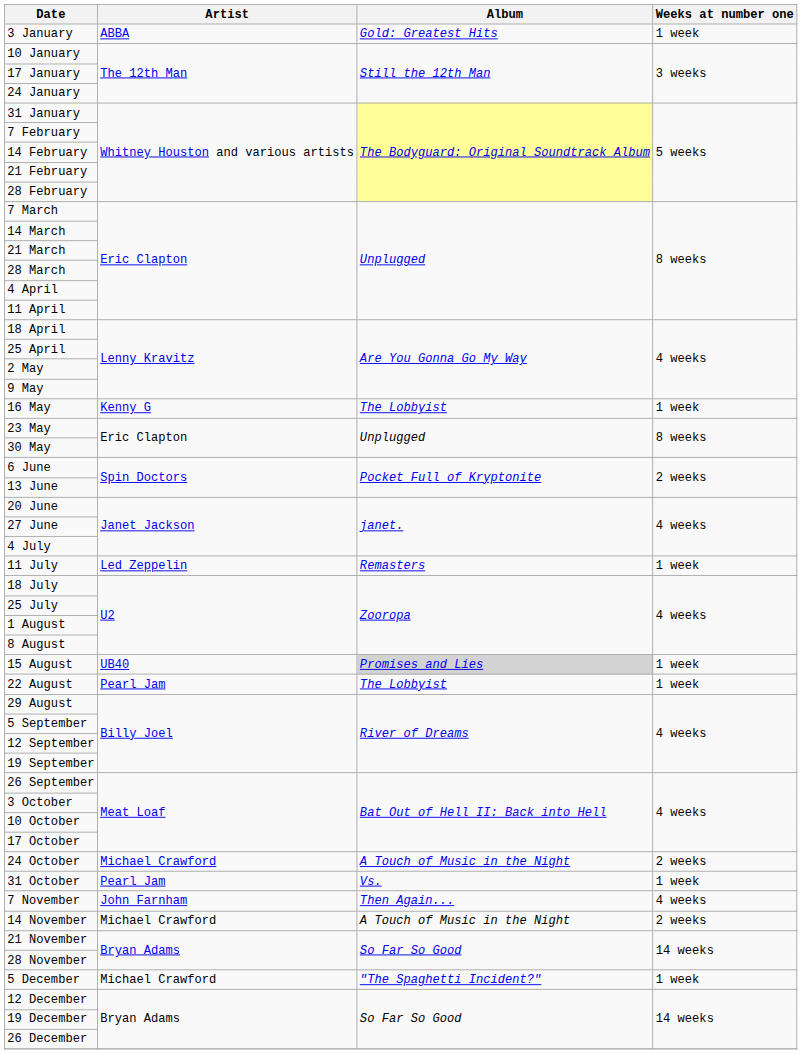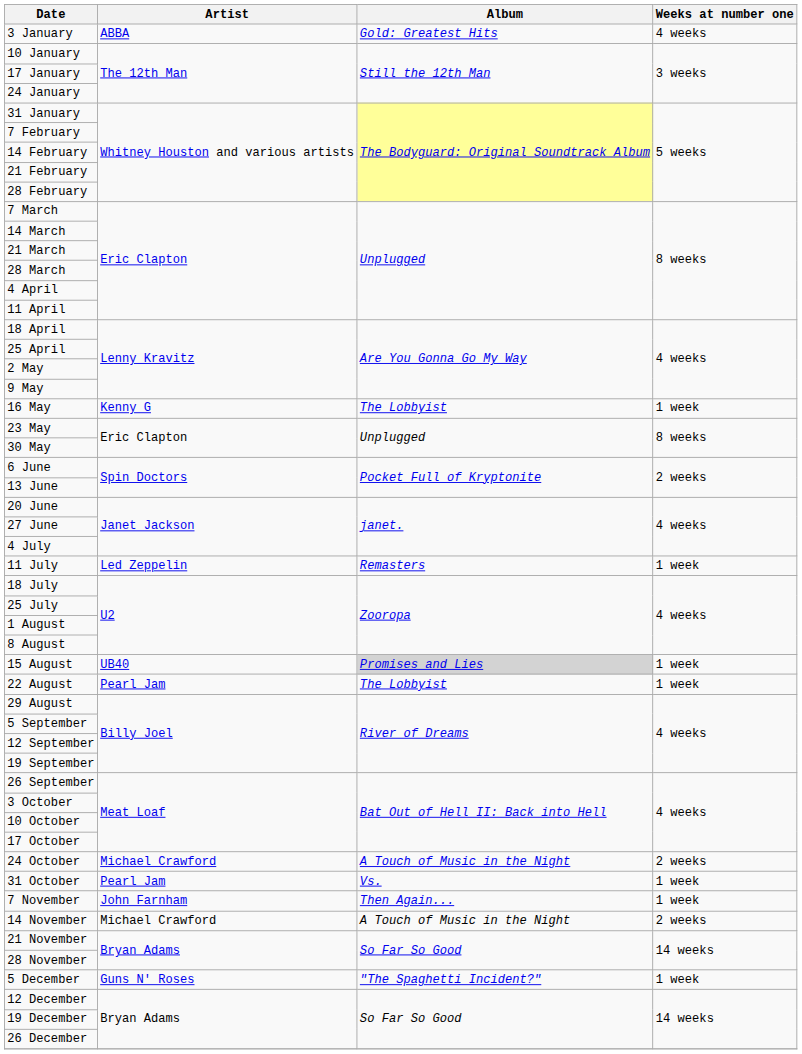(678, 34) 1 week -> (681, 34) 4 weeks
(681, 901) 4 weeks -> (678, 901) 1 week
(158, 980) Michael Crawford -> (147, 980) Guns N' Roses
